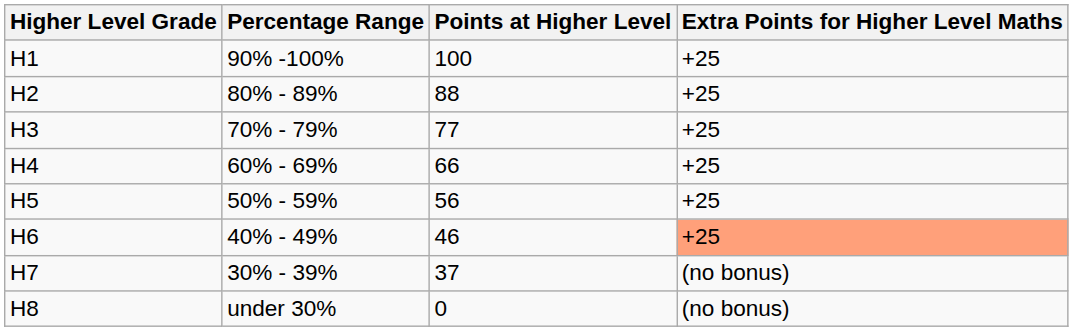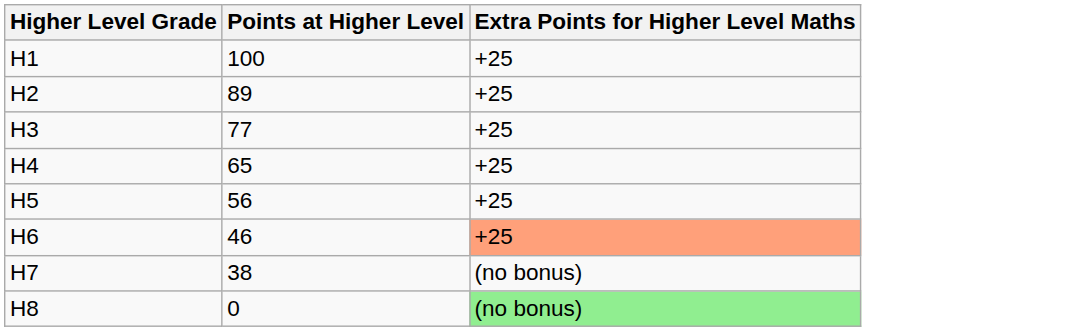- column: (326, 22)
(447, 93) 88 -> (240, 93) 89
(447, 165) 66 -> (240, 165) 65
(447, 272) 37 -> (240, 272) 38
(736, 308) no background -> (528, 308) lightgreen background
